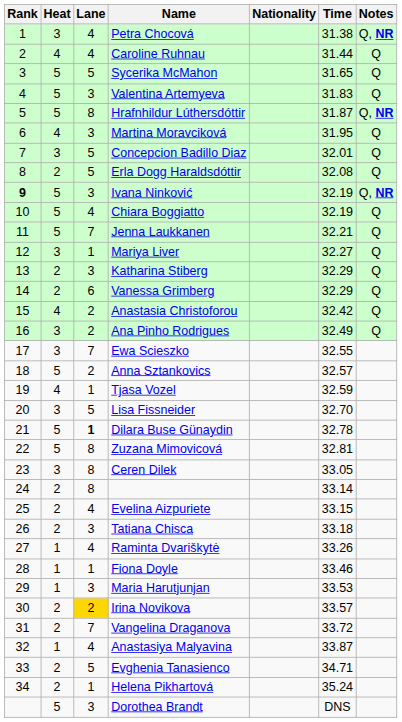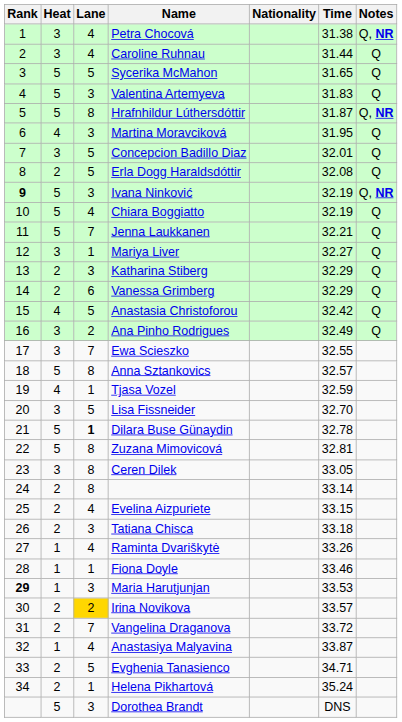(57, 53) 4 -> (57, 53) 3
(91, 311) 2 -> (91, 311) 5
(91, 370) 2 -> (91, 370) 8
(23, 588) normal -> (23, 588) bold
